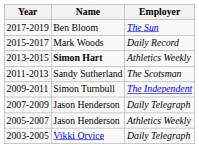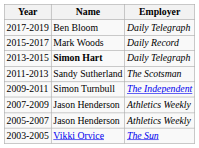(143, 27) The Sun -> (159, 27) Daily Telegraph
(159, 58) Athletics Weekly -> (159, 58) Daily Telegraph
(159, 105) Daily Telegraph -> (159, 105) Athletics Weekly
(159, 136) Daily Telegraph -> (143, 136) The Sun
